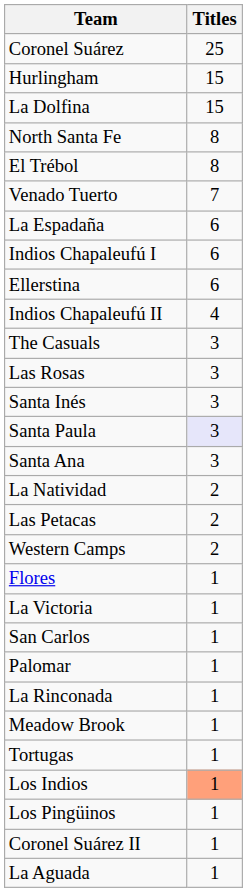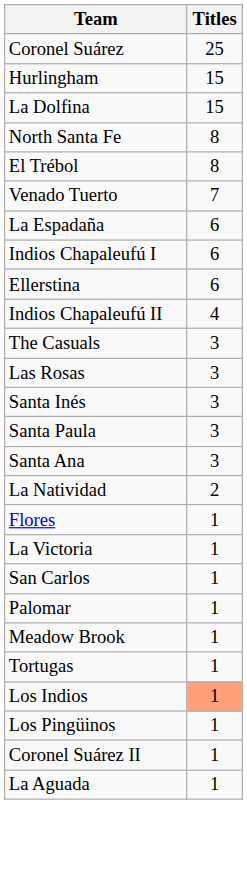(215, 431) lavender background -> (215, 431) no background
- row: (52, 519)
- row: (67, 549)
- row: (61, 696)
